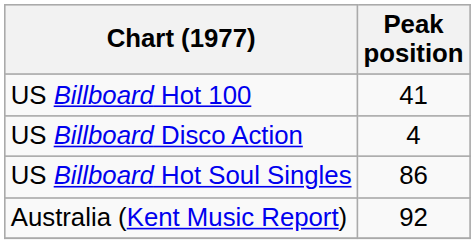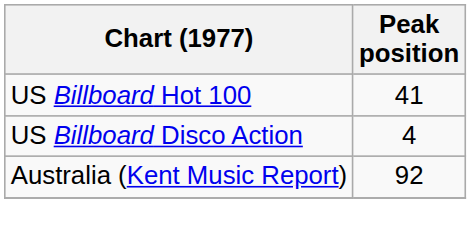- row: (181, 176)
